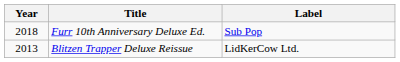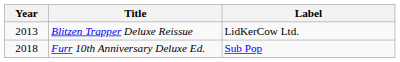rows swapped: (122, 48) <-> (128, 31)
